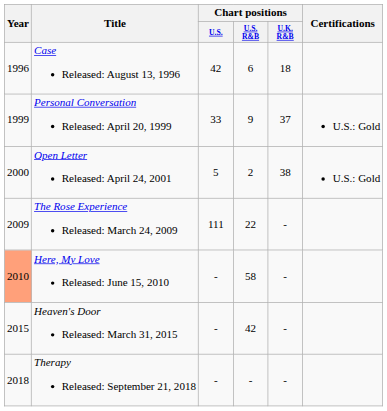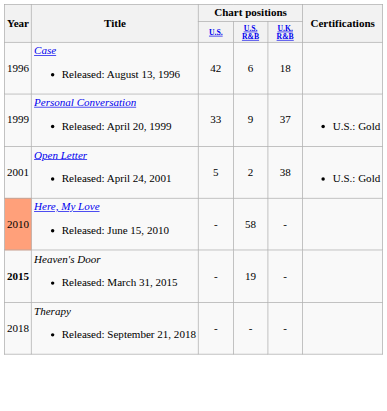(18, 172) 2000 -> (18, 172) 2001
- row: (115, 219)
(18, 328) normal -> (18, 276) bold
(251, 328) 42 -> (251, 276) 19
